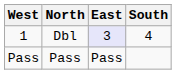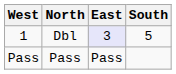(149, 37) 4 -> (149, 37) 5
